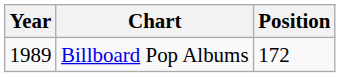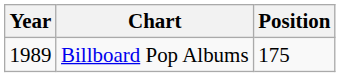(274, 54) 172 -> (274, 54) 175
